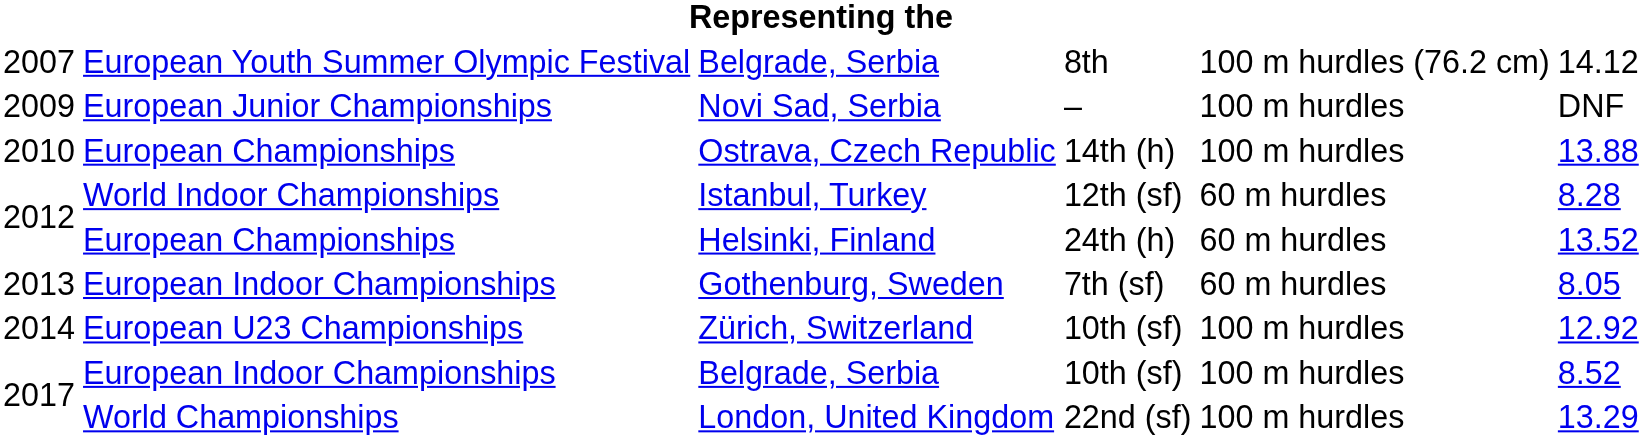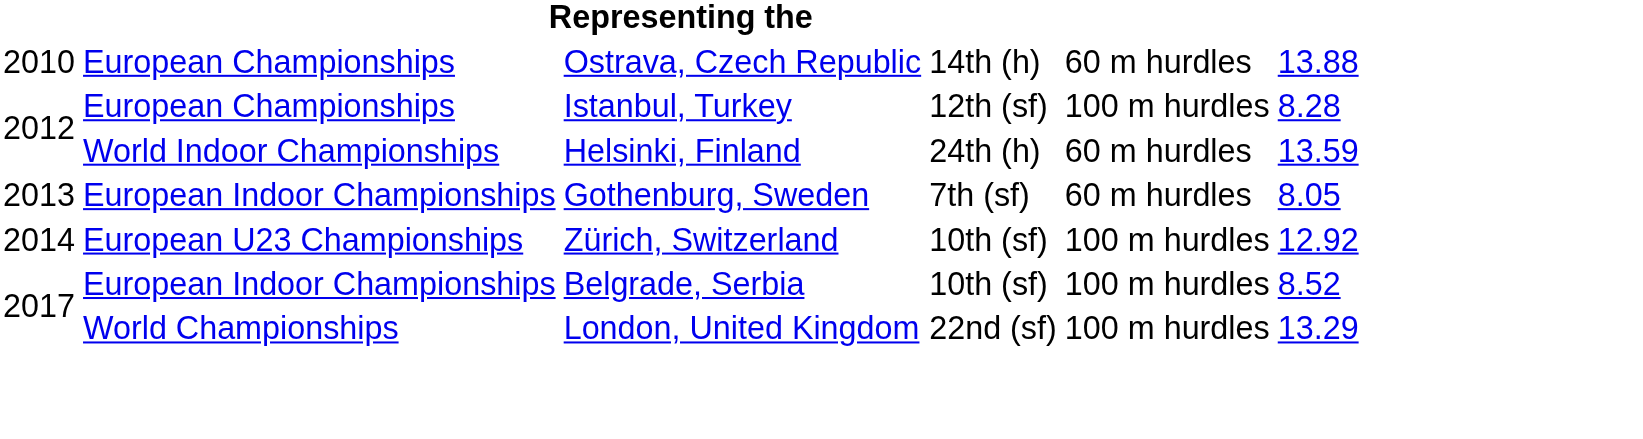- row: (819, 62)
- row: (820, 106)
(1302, 151) 100 m hurdles -> (1158, 62) 60 m hurdles
(291, 195) World Indoor Championships -> (269, 106) European Championships
(1293, 195) 60 m hurdles -> (1167, 106) 100 m hurdles
(269, 239) European Championships -> (291, 151) World Indoor Championships
(1598, 239) 13.52 -> (1318, 151) 13.59
